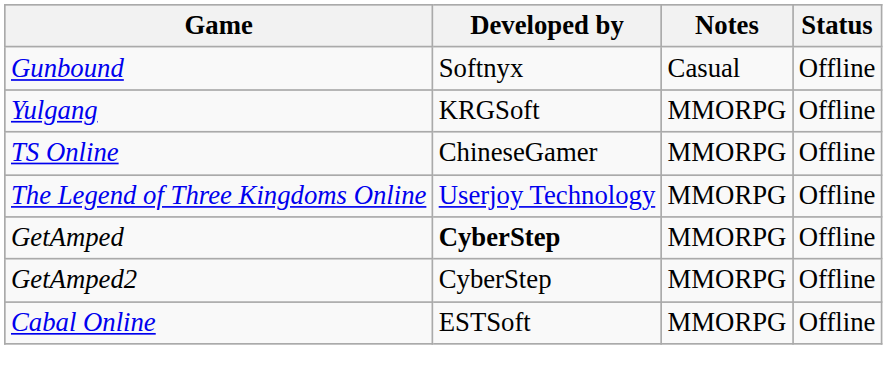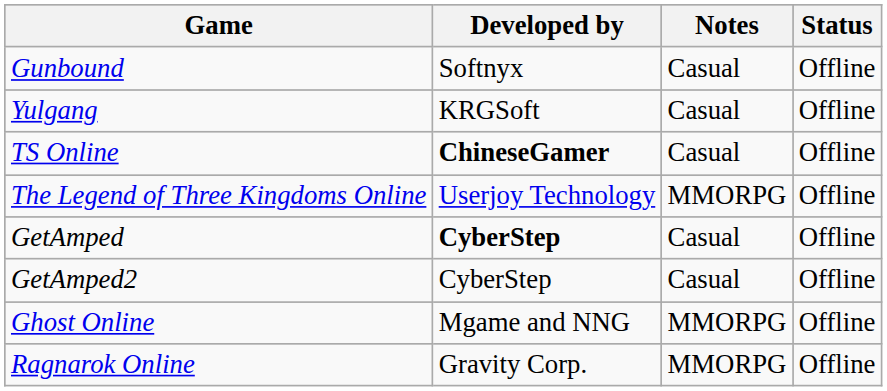(727, 110) MMORPG -> (704, 110) Casual
(518, 152) normal -> (524, 152) bold
(727, 152) MMORPG -> (704, 152) Casual
(727, 237) MMORPG -> (704, 237) Casual
(727, 279) MMORPG -> (704, 279) Casual
+ row: (83, 322)
- row: (83, 322)
+ row: (103, 364)
